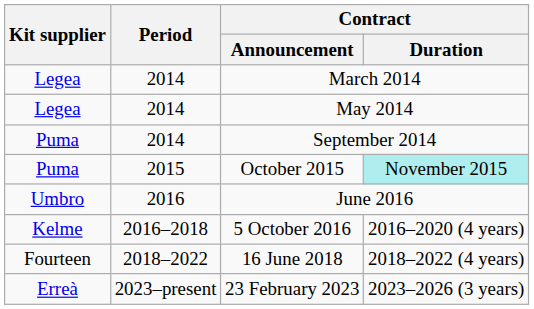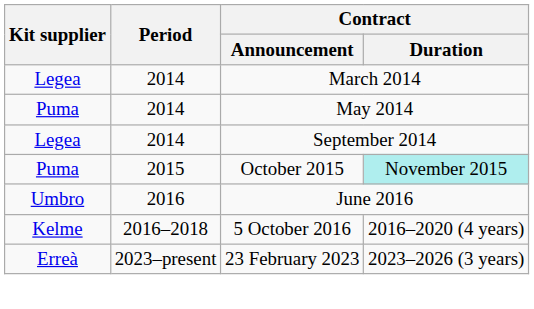(57, 109) Legea -> (57, 109) Puma
(57, 139) Puma -> (57, 139) Legea
- row: (292, 259)
